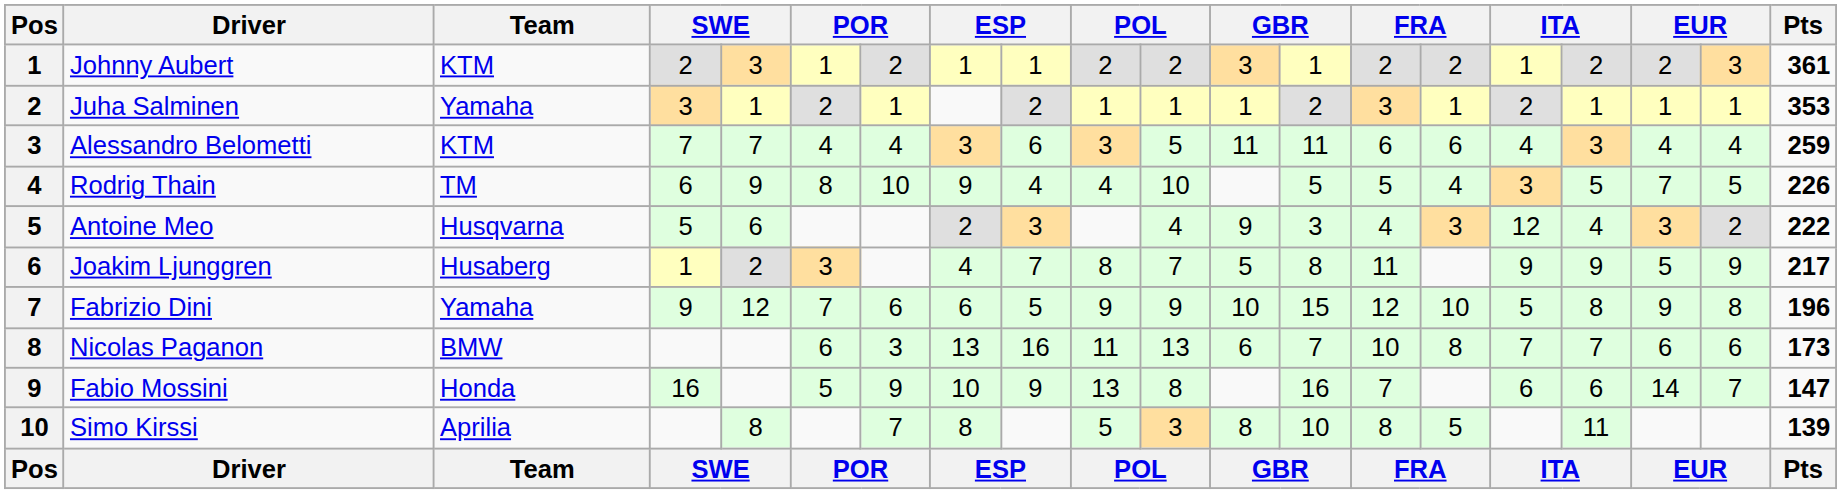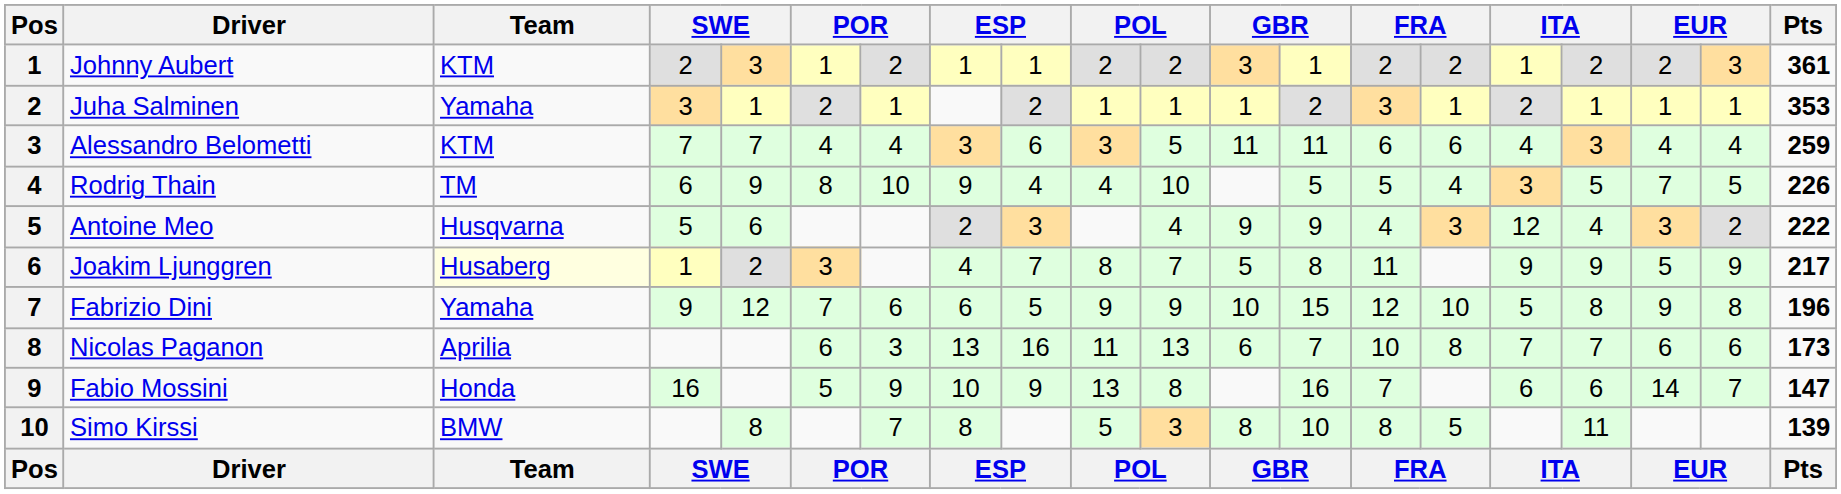(1315, 226) 3 -> (1315, 226) 9
(495, 266) no background -> (495, 266) lightyellow background
(471, 347) BMW -> (476, 347) Aprilia
(476, 428) Aprilia -> (471, 428) BMW
